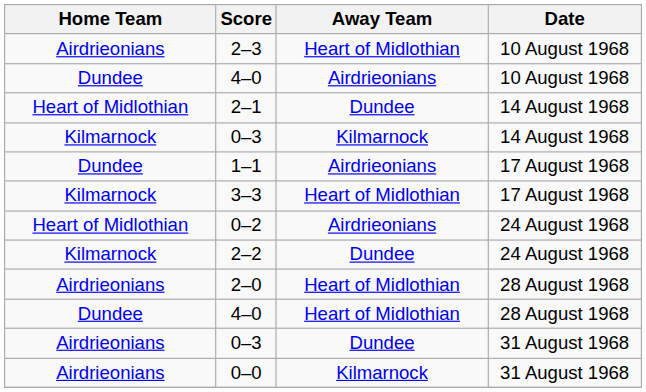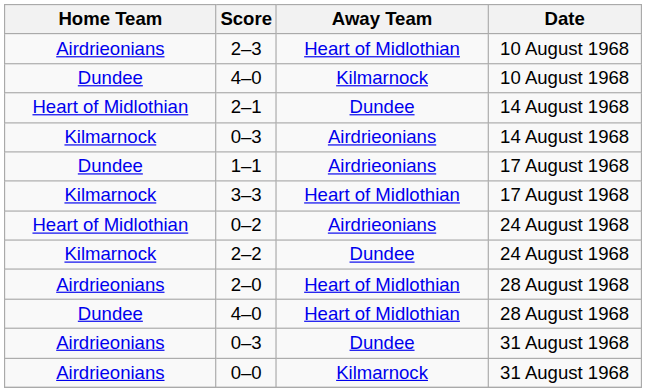(382, 78) Airdrieonians -> (382, 78) Kilmarnock
(382, 136) Kilmarnock -> (382, 136) Airdrieonians
